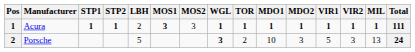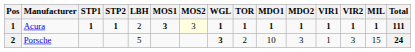(193, 26) no background -> (193, 26) lightyellow background
(328, 41) 5 -> (328, 41) 1
(376, 41) 13 -> (376, 41) 15
